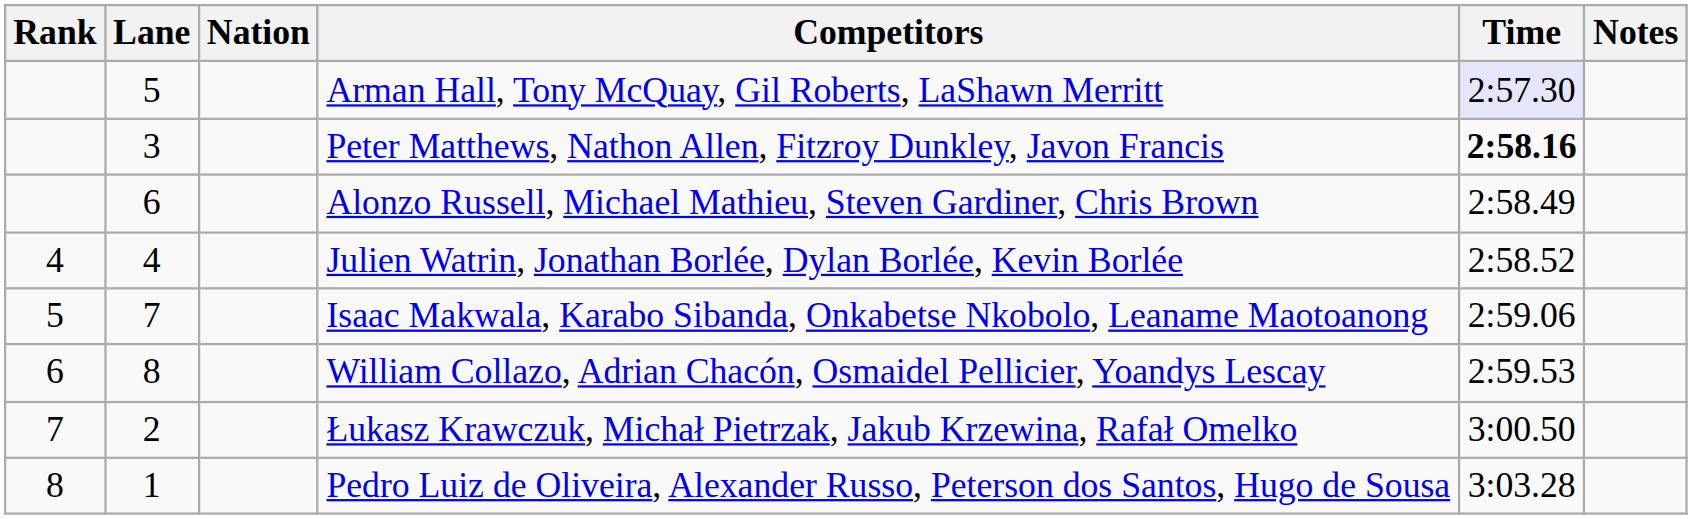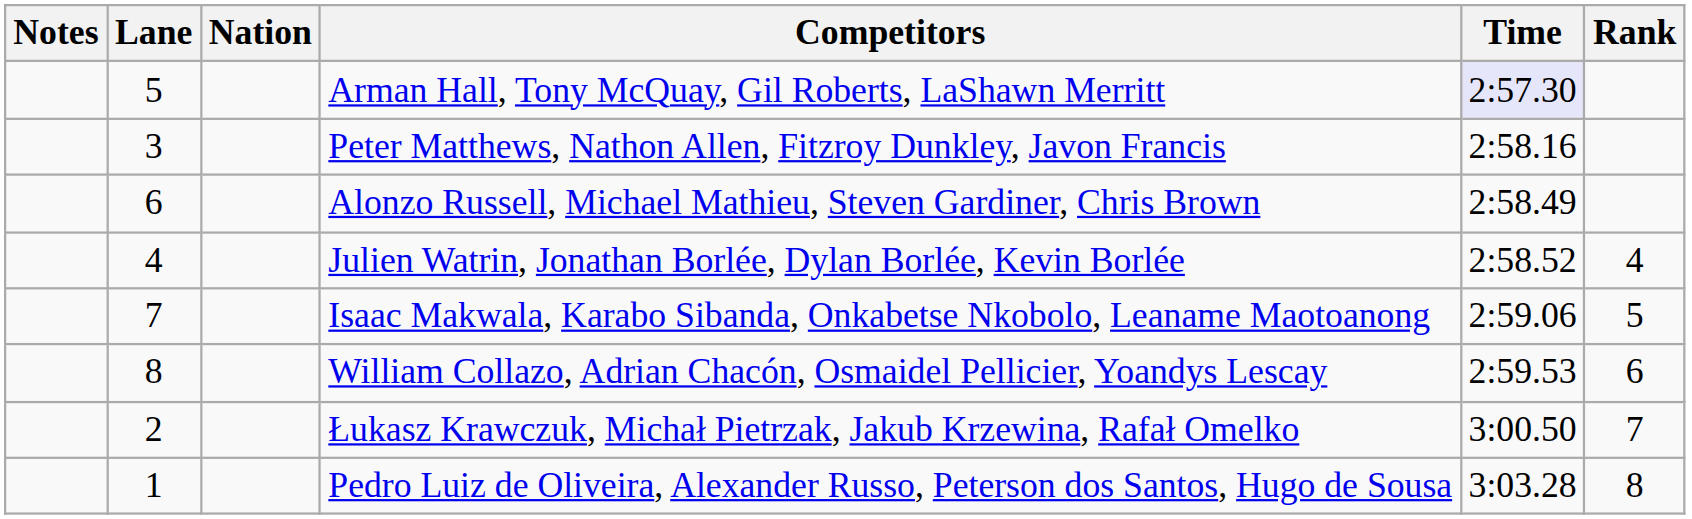columns swapped: (55, 32) <-> (1636, 32)
(1522, 145) bold -> (1523, 145) normal
